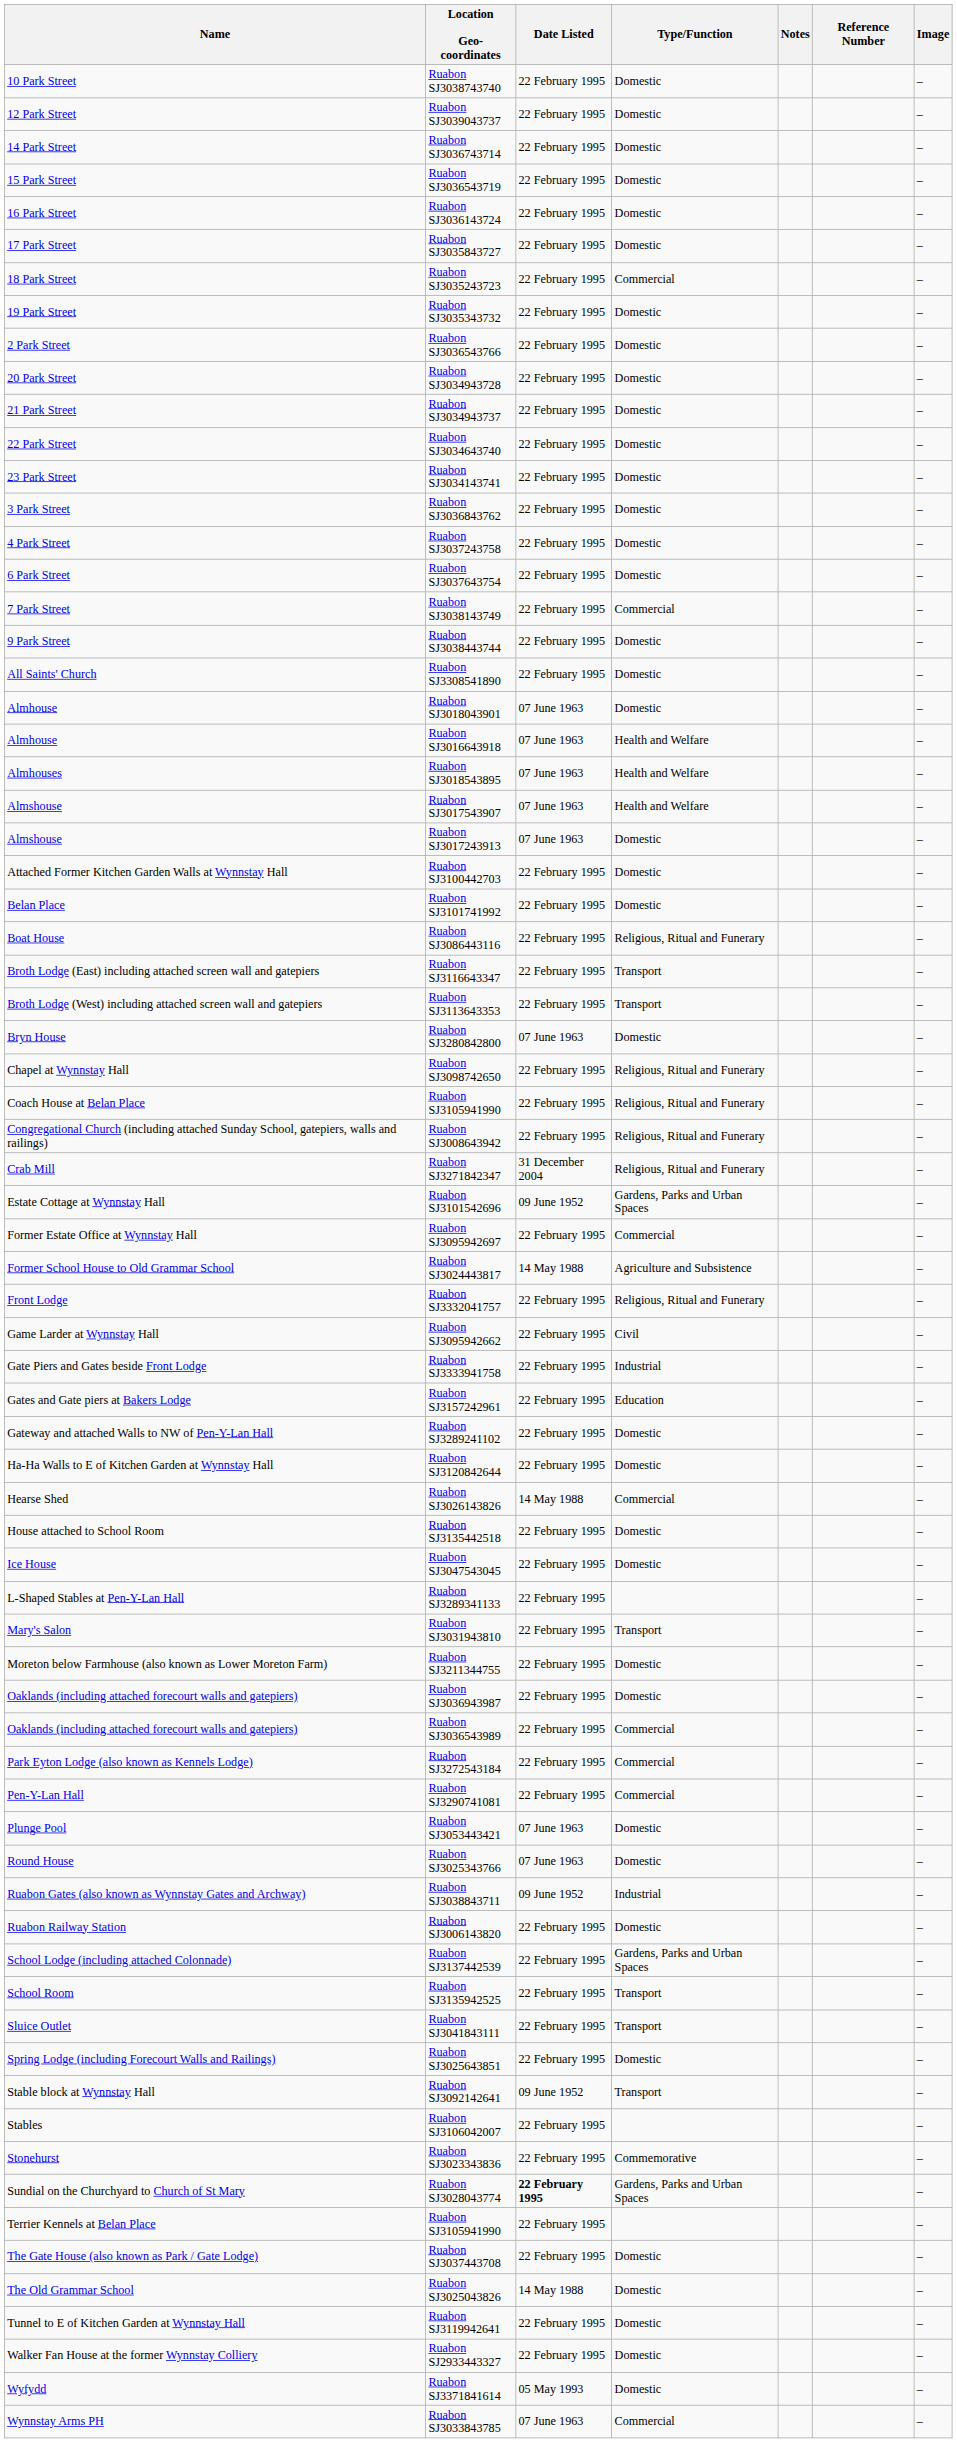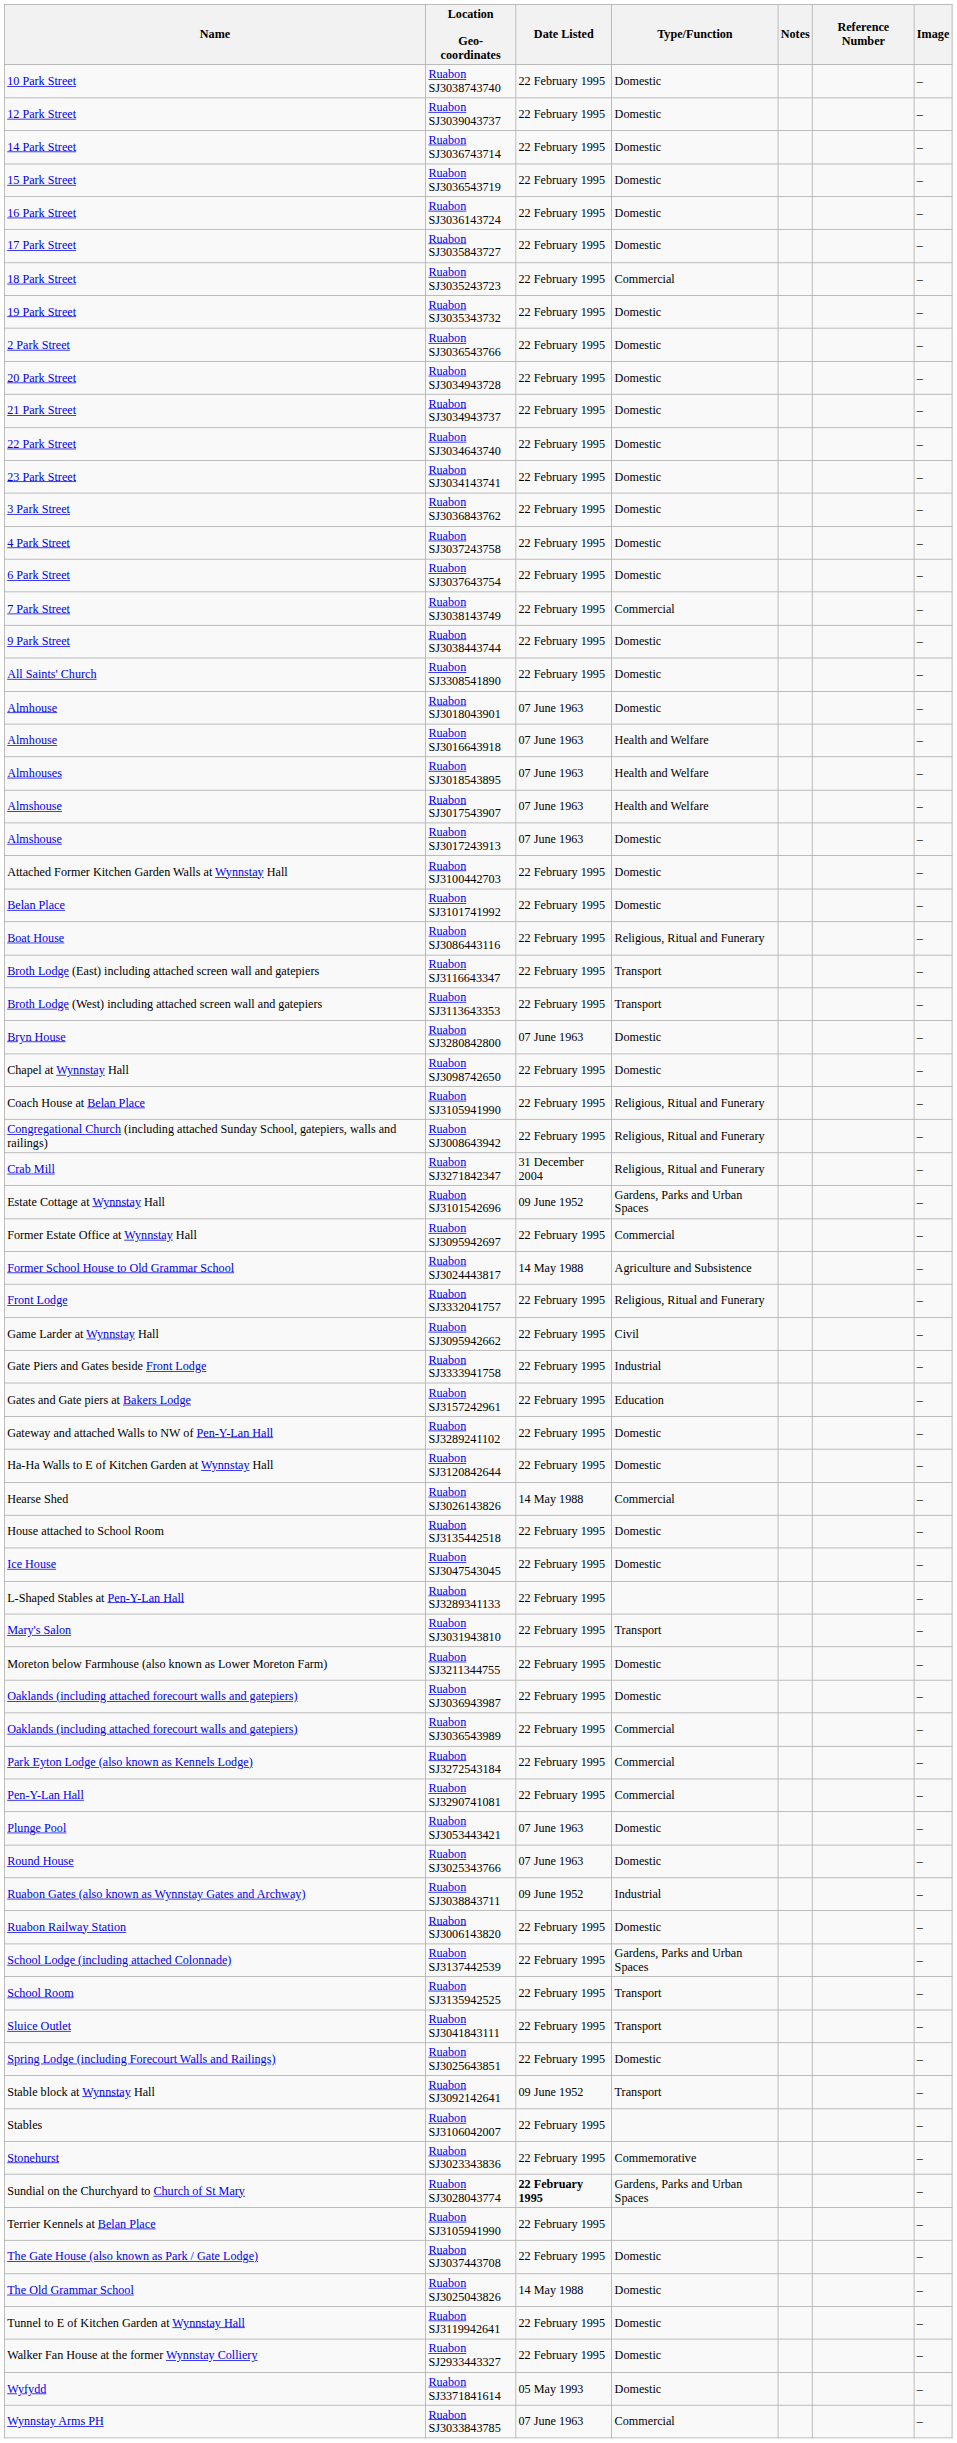(690, 1070) Religious, Ritual and Funerary -> (638, 1070) Domestic
